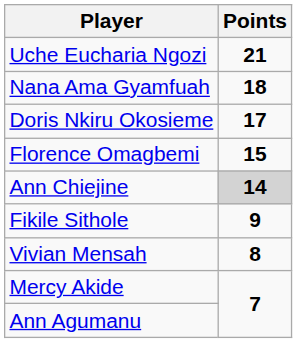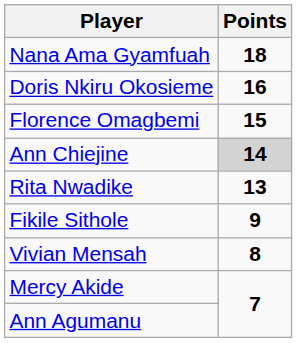- row: (108, 54)
(255, 120) 17 -> (255, 87) 16
+ row: (71, 187)
